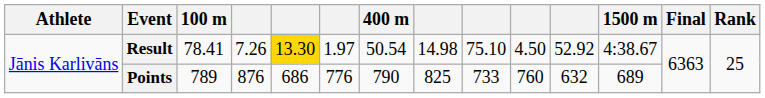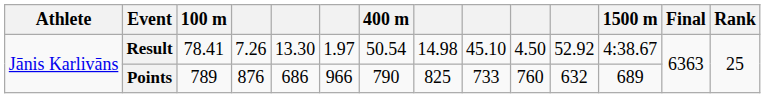(295, 49) gold background -> (295, 49) no background
(486, 49) 75.10 -> (486, 49) 45.10
(339, 78) 776 -> (339, 78) 966
